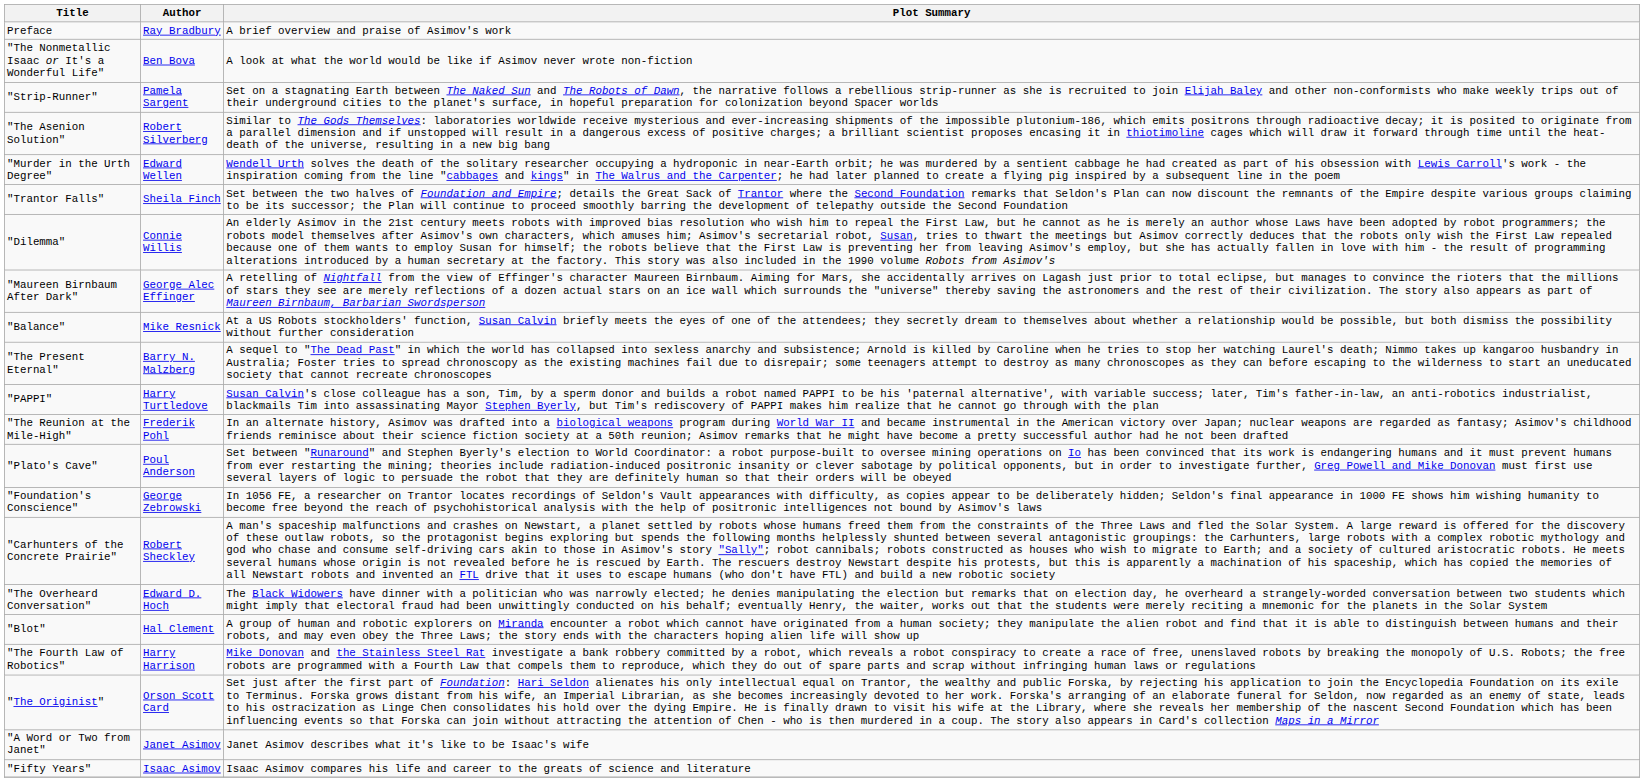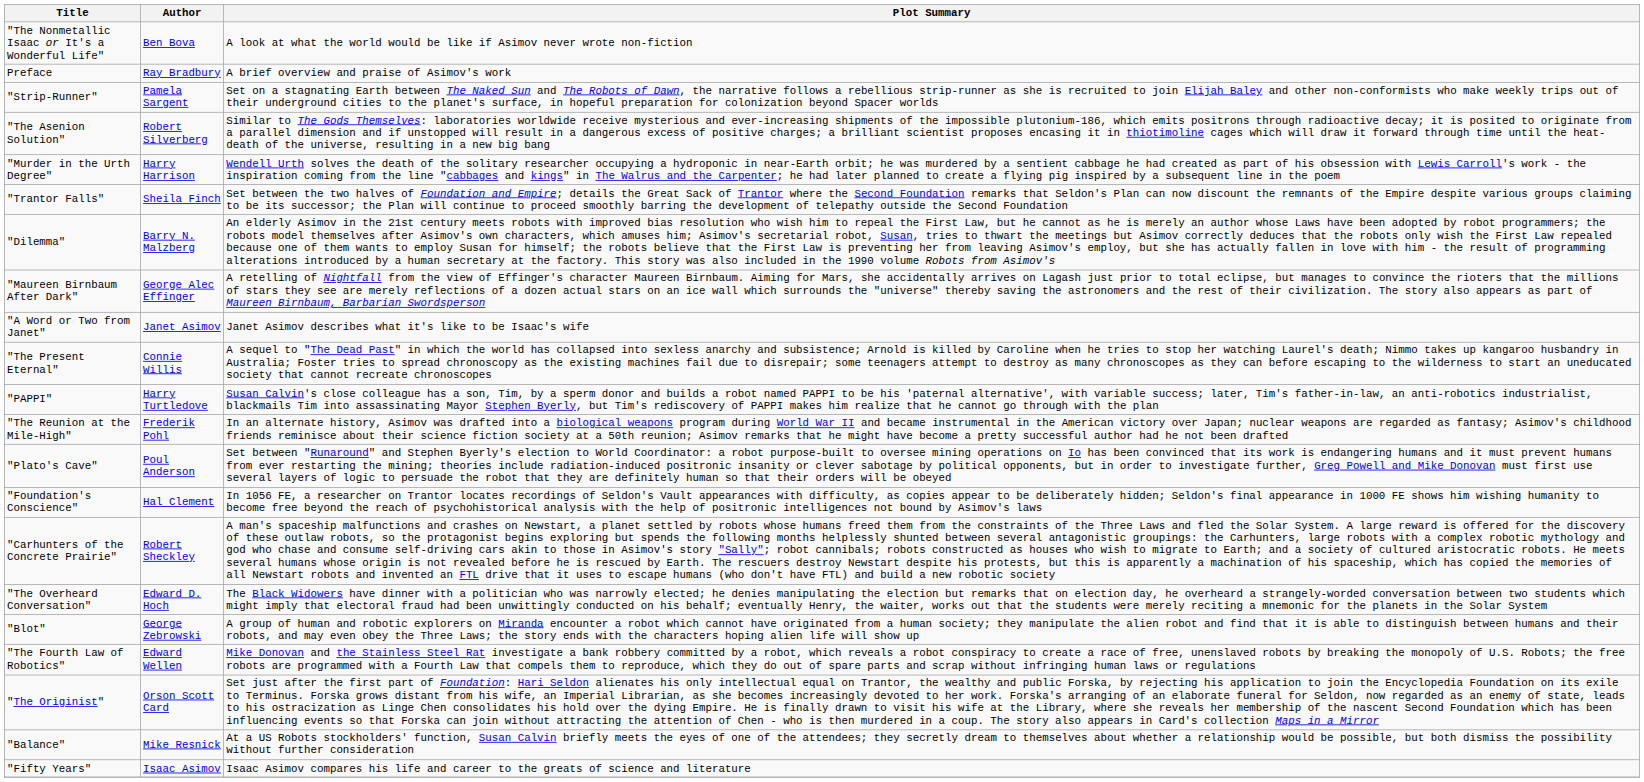rows swapped: (30, 31) <-> (59, 61)
(162, 170) Edward Wellen -> (169, 170) Harry Harrison
(162, 242) Connie Willis -> (169, 242) Barry N. Malzberg
rows swapped: (36, 327) <-> (69, 745)
(169, 363) Barry N. Malzberg -> (162, 363) Connie Willis
(172, 502) George Zebrowski -> (179, 502) Hal Clement
(179, 630) Hal Clement -> (172, 630) George Zebrowski
(169, 660) Harry Harrison -> (162, 660) Edward Wellen
